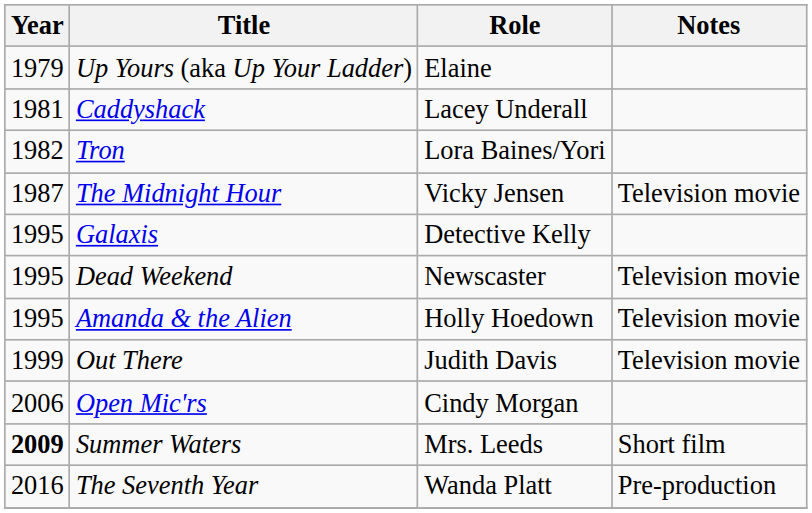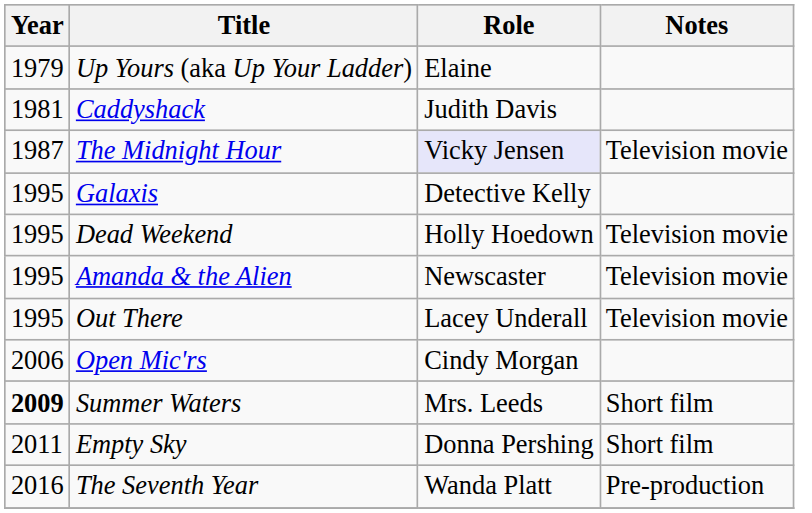(506, 109) Lacey Underall -> (491, 109) Judith Davis
- row: (100, 151)
(494, 192) no background -> (494, 151) lavender background
(485, 276) Newscaster -> (509, 234) Holly Hoedown
(509, 318) Holly Hoedown -> (485, 276) Newscaster
(37, 360) 1999 -> (37, 318) 1995
(491, 360) Judith Davis -> (506, 318) Lacey Underall
+ row: (131, 444)
